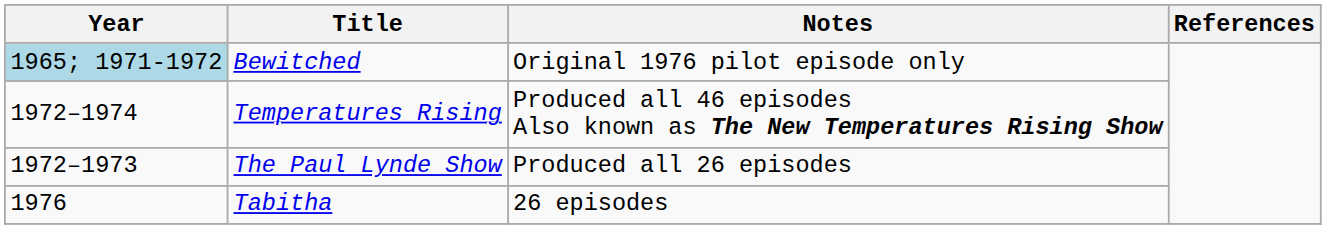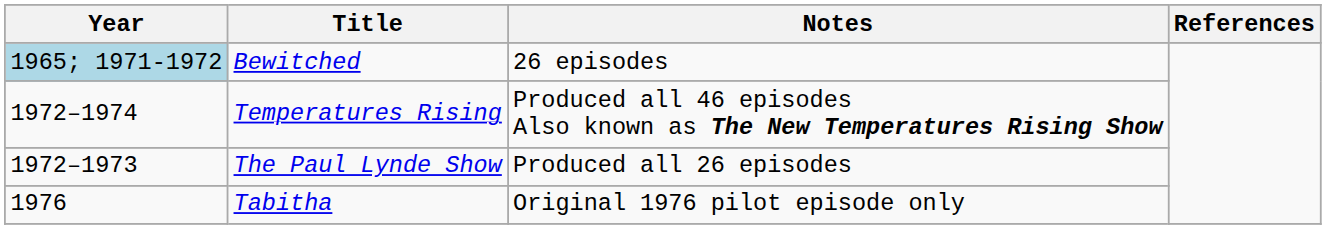(739, 62) Original 1976 pilot episode only -> (591, 62) 26 episodes
(591, 205) 26 episodes -> (739, 205) Original 1976 pilot episode only
